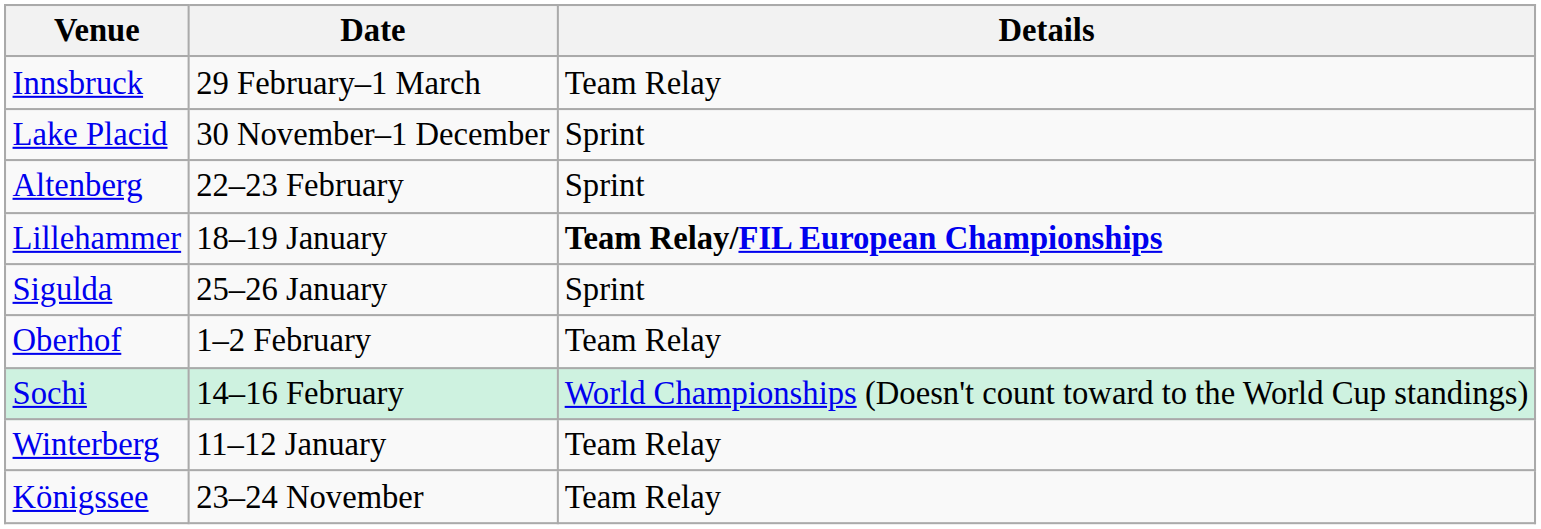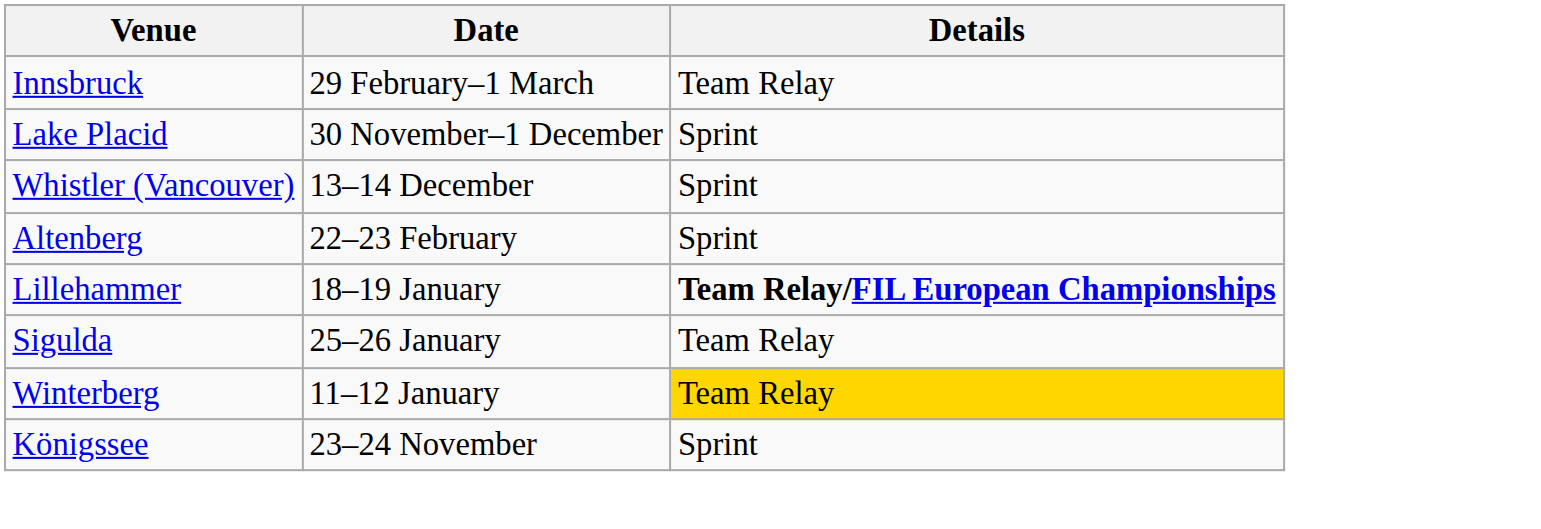+ row: (153, 185)
(605, 289) Sprint -> (756, 340) Team Relay
- row: (67, 340)
- row: (50, 392)
(643, 444) no background -> (756, 392) gold background
(643, 496) Team Relay -> (718, 444) Sprint
